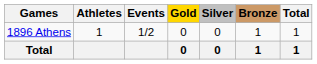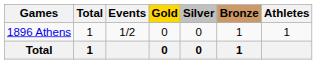columns swapped: (99, 13) <-> (296, 13)
